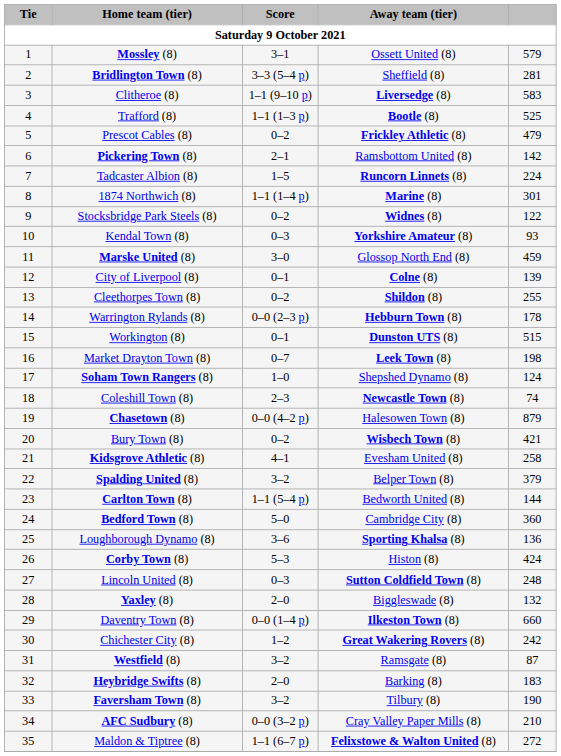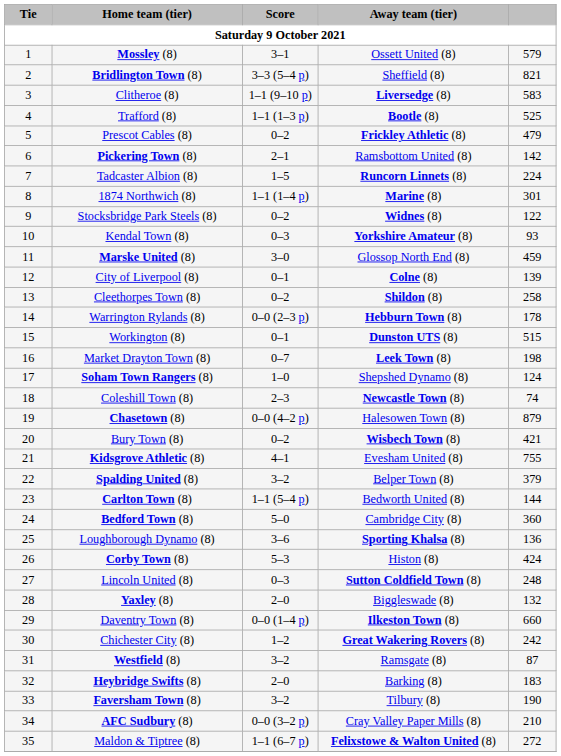(532, 75) 281 -> (532, 75) 821
(532, 297) 255 -> (532, 297) 258
(532, 459) 258 -> (532, 459) 755
